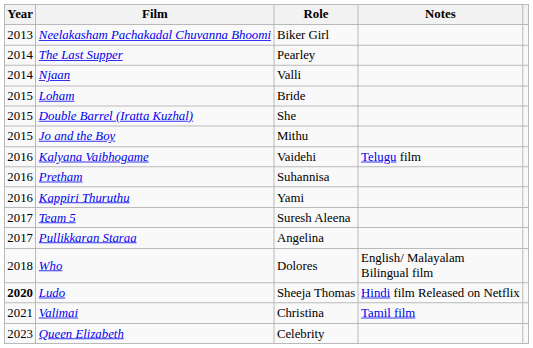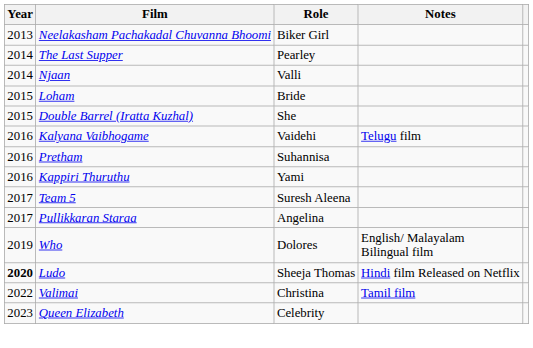- row: (77, 136)
(20, 265) 2018 -> (20, 245) 2019
(20, 313) 2021 -> (20, 292) 2022
